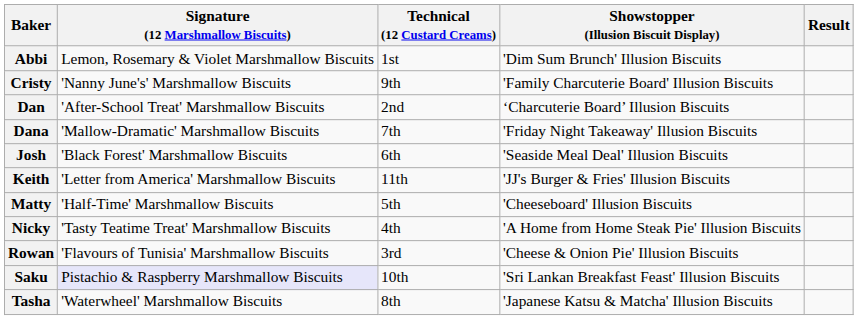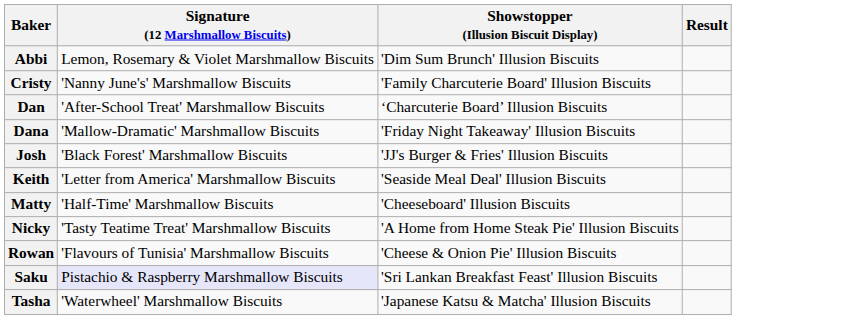- column: (439, 25)
(615, 155) 'Seaside Meal Deal' Illusion Biscuits -> (495, 155) 'JJ's Burger & Fries' Illusion Biscuits
(617, 180) 'JJ's Burger & Fries' Illusion Biscuits -> (493, 180) 'Seaside Meal Deal' Illusion Biscuits
